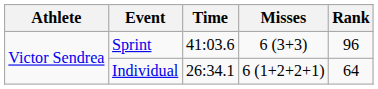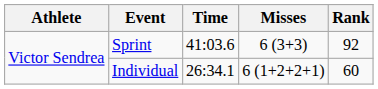(351, 44) 96 -> (351, 44) 92
(351, 71) 64 -> (351, 71) 60
